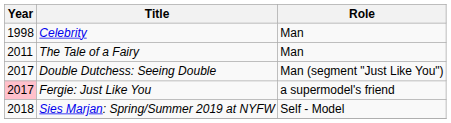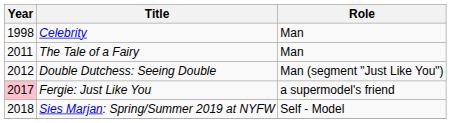(20, 71) 2017 -> (20, 71) 2012
